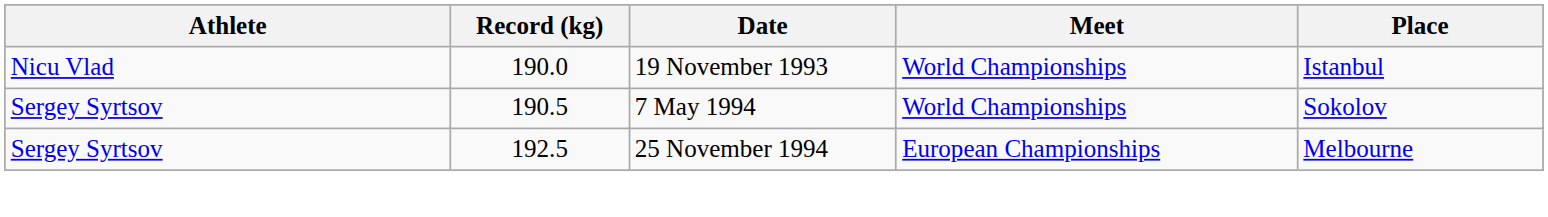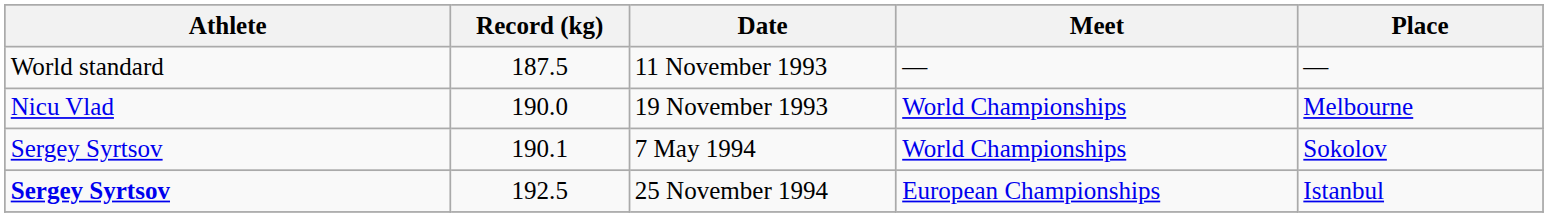+ row: (731, 66)
(1344, 66) Istanbul -> (1358, 108) Melbourne
(540, 108) 190.5 -> (540, 149) 190.1
(87, 149) normal -> (90, 190) bold
(1358, 149) Melbourne -> (1344, 190) Istanbul
